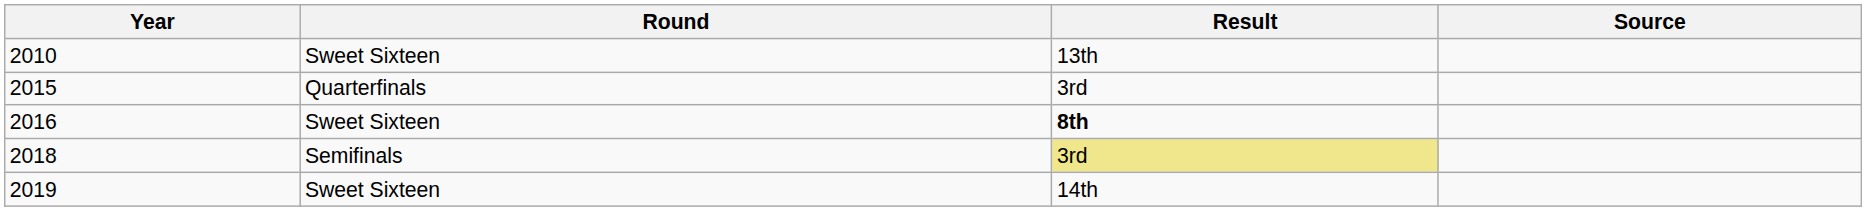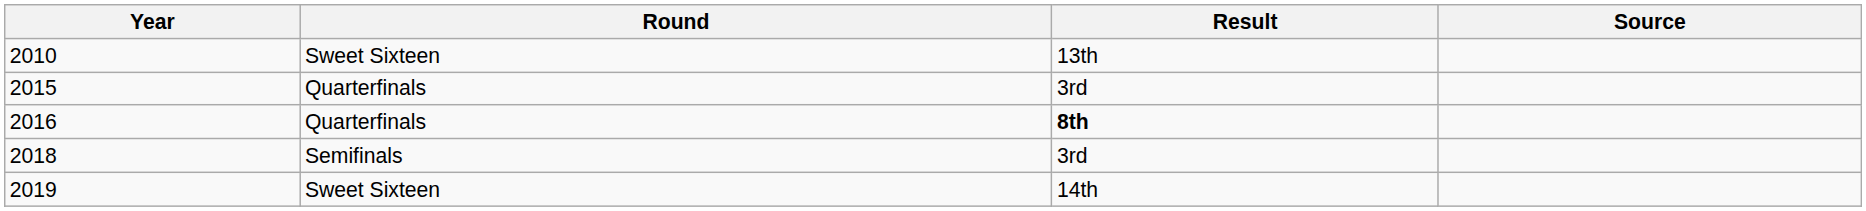(373, 122) Sweet Sixteen -> (365, 122) Quarterfinals
(1072, 156) khaki background -> (1072, 156) no background
